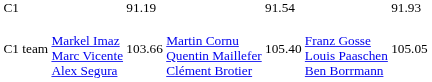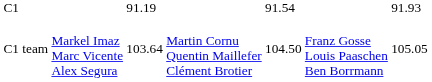(145, 48) 103.66 -> (145, 48) 103.64
(283, 48) 105.40 -> (283, 48) 104.50
